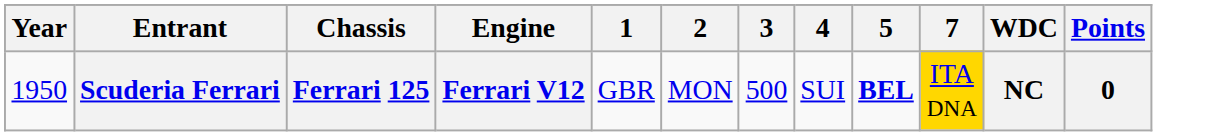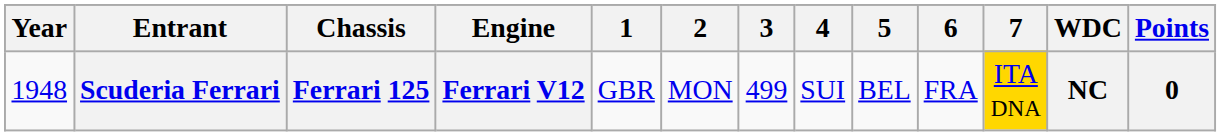+ column: (951, 27)
(39, 90) 1950 -> (39, 90) 1948
(767, 90) 500 -> (767, 90) 499
(886, 90) bold -> (884, 90) normal
